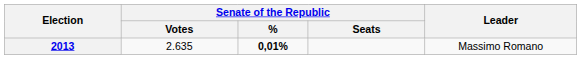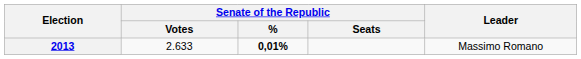(179, 46) 2.635 -> (179, 46) 2.633
